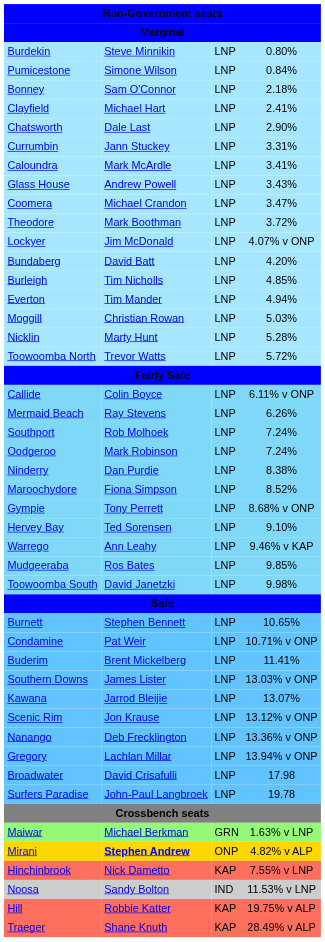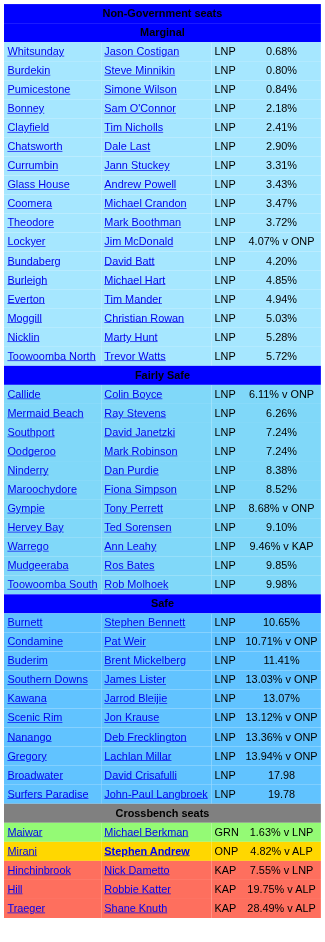+ row: (36, 52)
(135, 109) Michael Hart -> (134, 128) Tim Nicholls
- row: (33, 166)
(134, 280) Tim Nicholls -> (135, 280) Michael Hart
(136, 432) Rob Molhoek -> (140, 432) David Janetzki
(140, 585) David Janetzki -> (136, 585) Rob Molhoek
- row: (23, 889)
